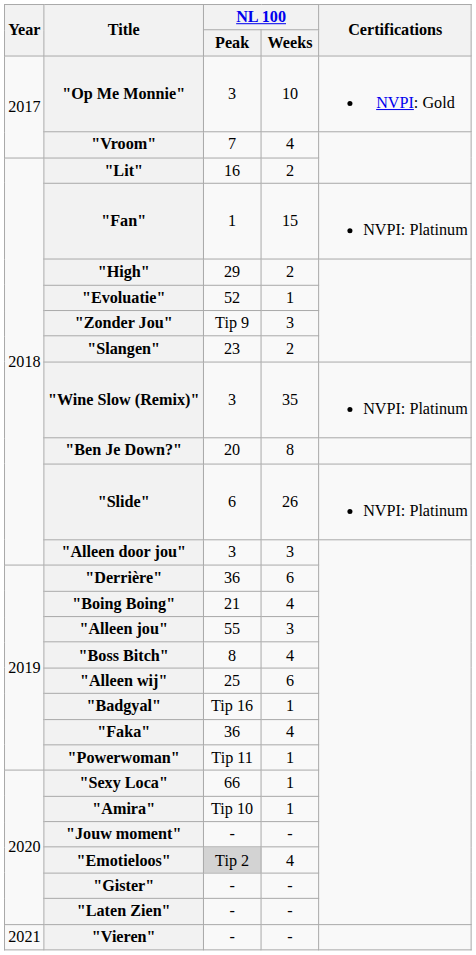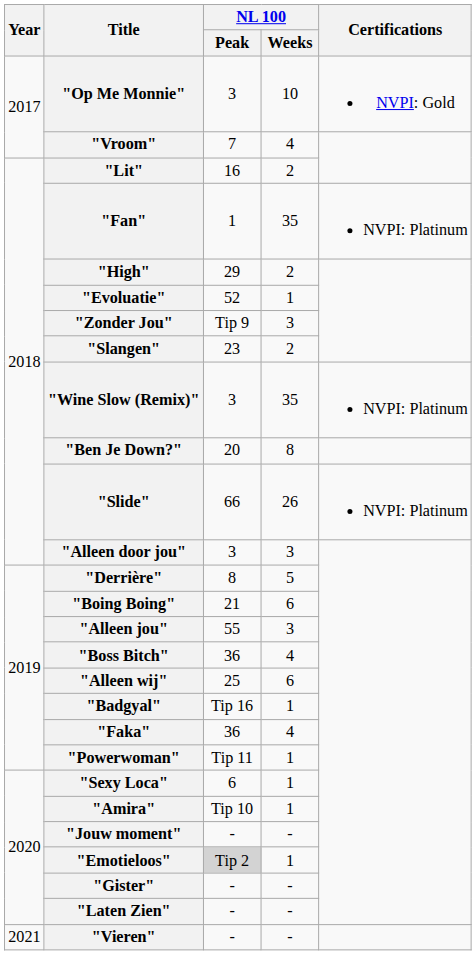(290, 221) 15 -> (290, 221) 35
(232, 501) 6 -> (232, 501) 66
(232, 578) 36 -> (232, 578) 8
(290, 578) 6 -> (290, 578) 5
(290, 603) 4 -> (290, 603) 6
(232, 655) 8 -> (232, 655) 36
(232, 783) 66 -> (232, 783) 6
(290, 860) 4 -> (290, 860) 1
